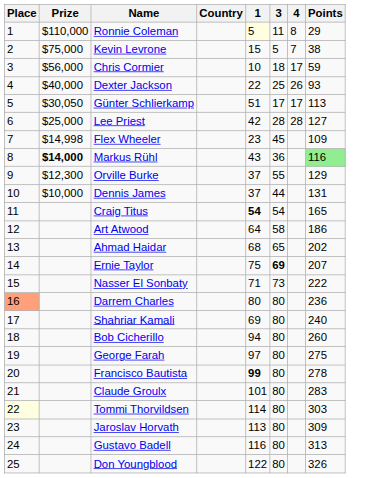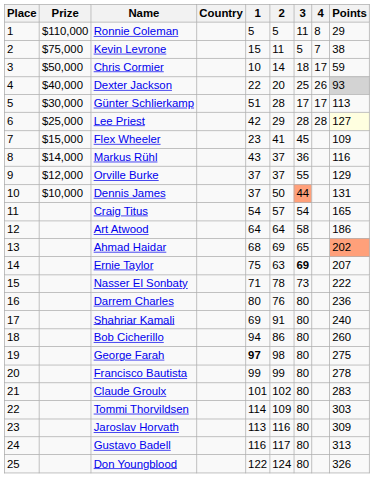+ column: (282, 13)
(251, 31) lightyellow background -> (251, 31) no background
(62, 67) $56,000 -> (62, 67) $50,000
(314, 85) no background -> (339, 85) lightgrey background
(62, 103) $30,050 -> (62, 103) $30,000
(317, 121) no background -> (342, 121) lightyellow background
(62, 139) $14,998 -> (62, 139) $15,000
(62, 157) bold -> (62, 157) normal
(317, 157) lightgreen background -> (341, 157) no background
(62, 175) $12,300 -> (62, 175) $12,000
(279, 193) no background -> (303, 193) lightsalmon background
(254, 211) bold -> (254, 211) normal
(317, 247) no background -> (342, 247) lightsalmon background
(13, 301) lightsalmon background -> (13, 301) no background
(254, 355) normal -> (254, 355) bold
(254, 373) bold -> (254, 373) normal
(13, 409) lightyellow background -> (13, 409) no background
